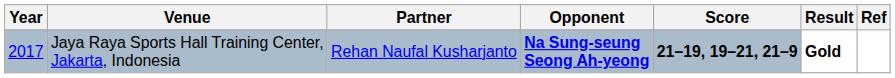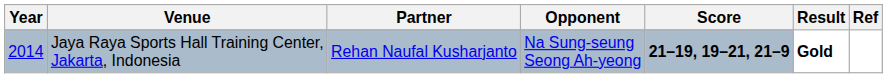(26, 51) 2017 -> (26, 51) 2014
(587, 51) bold -> (583, 51) normal
